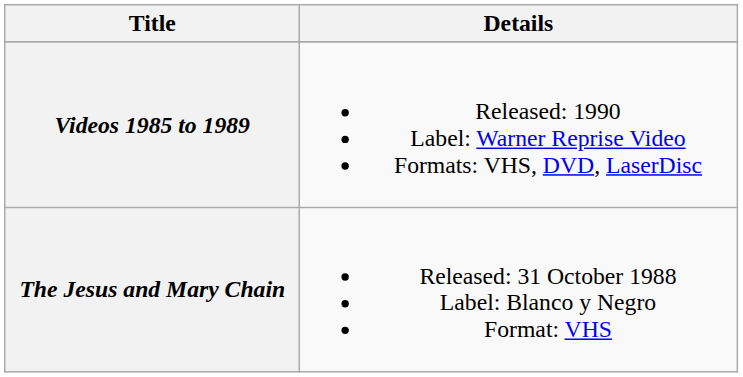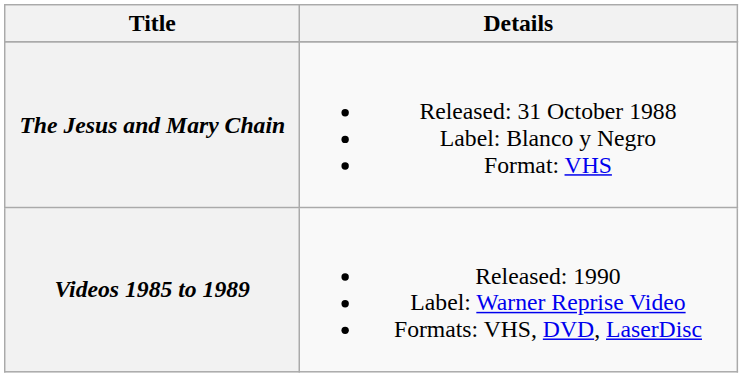rows swapped: (152, 289) <-> (152, 124)
